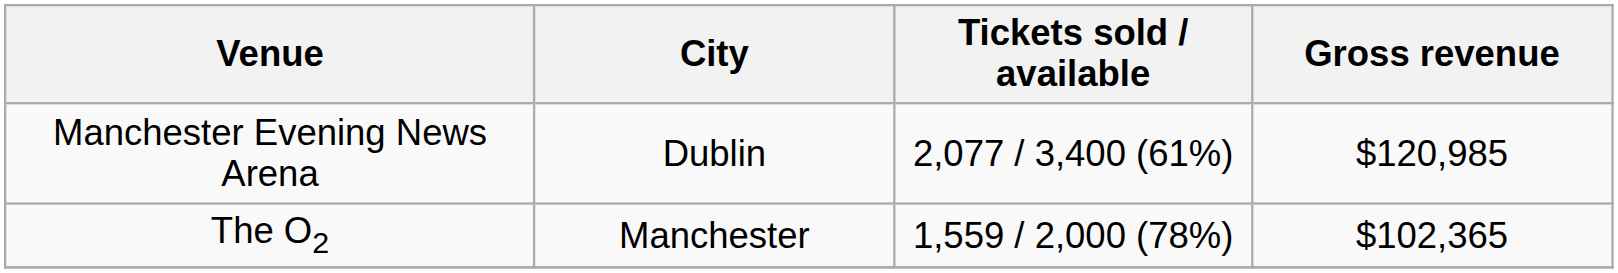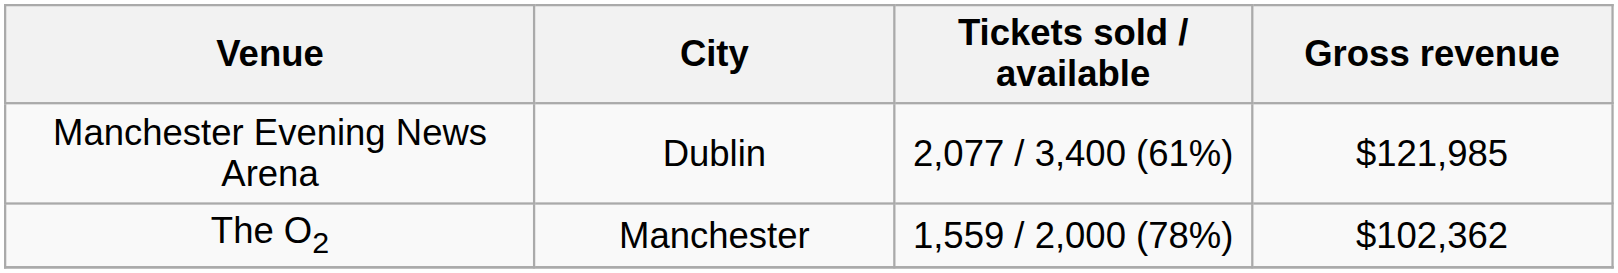(1432, 152) $120,985 -> (1432, 152) $121,985
(1432, 234) $102,365 -> (1432, 234) $102,362
